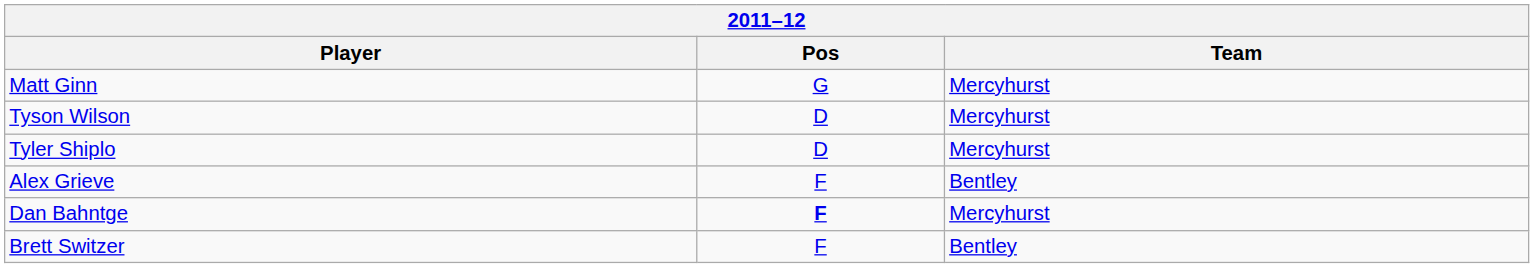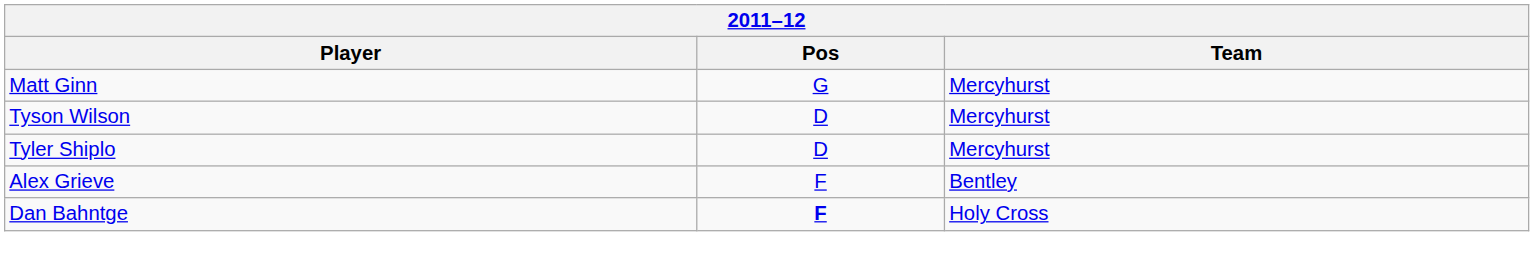(999, 213) Mercyhurst -> (999, 213) Holy Cross
- row: (67, 246)
